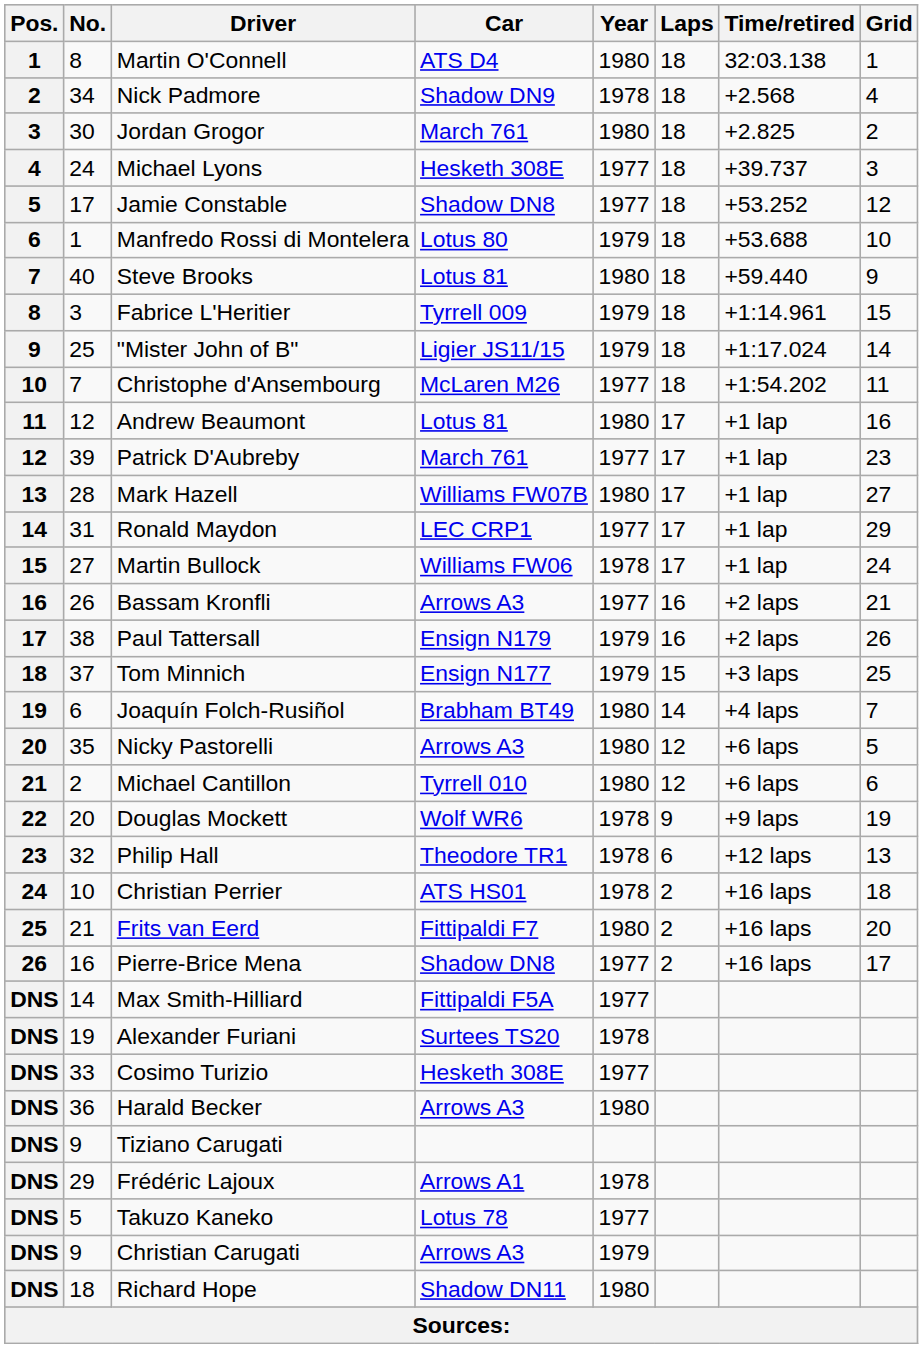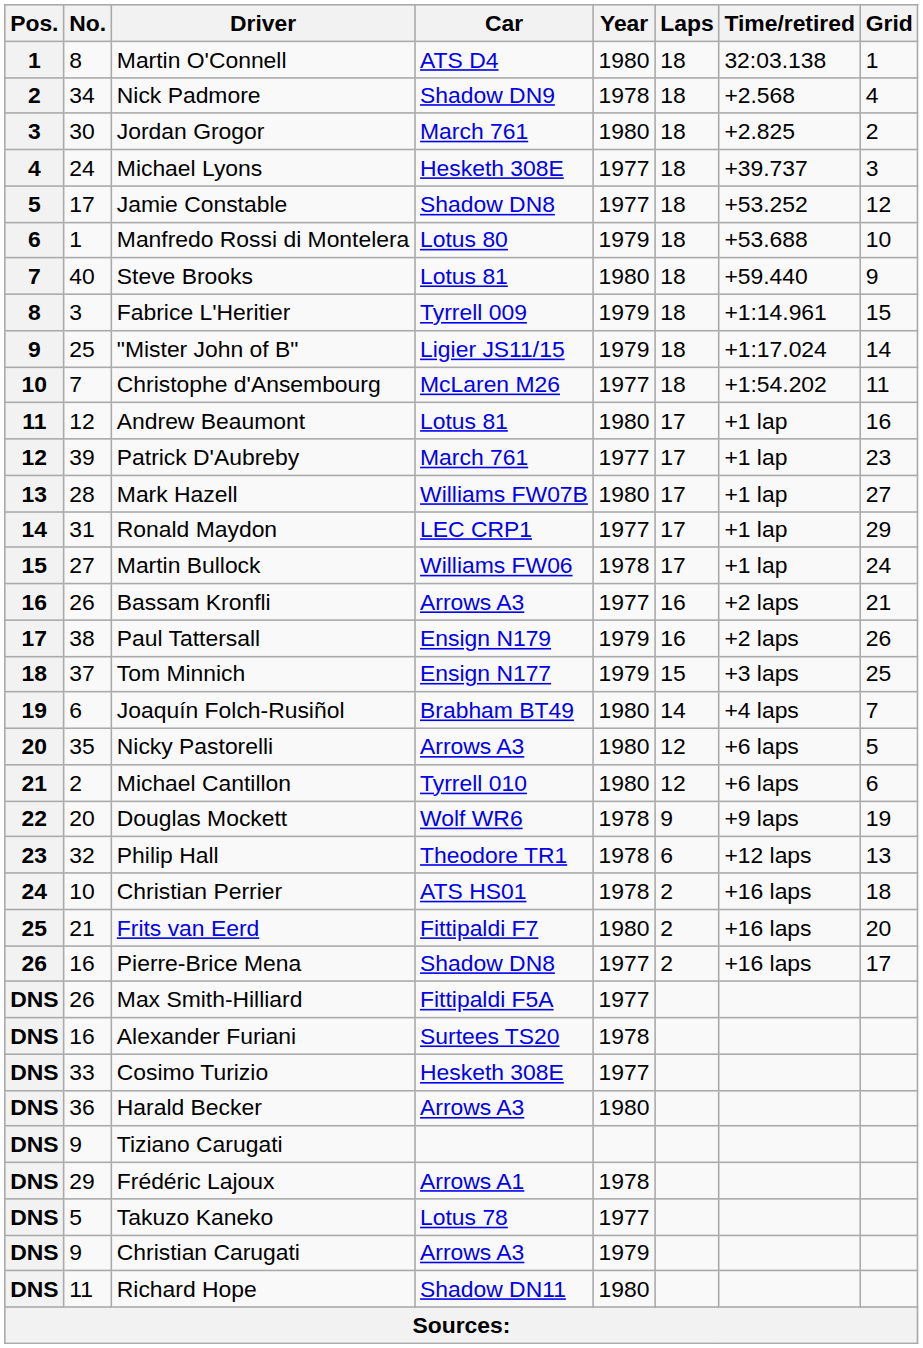(82, 1000) 14 -> (82, 1000) 26
(82, 1036) 19 -> (82, 1036) 16
(82, 1289) 18 -> (81, 1289) 11
